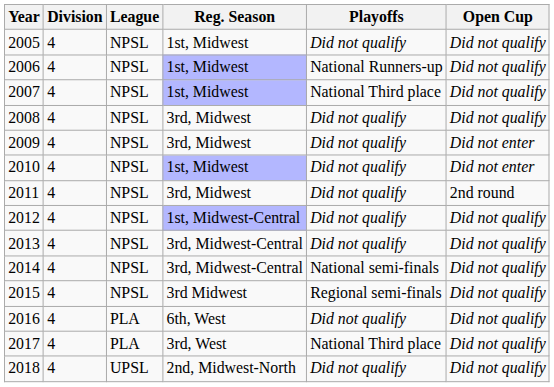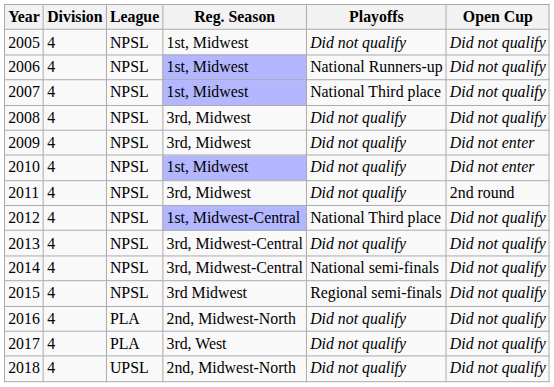(358, 218) Did not qualify -> (376, 218) National Third place
(196, 318) 6th, West -> (231, 318) 2nd, Midwest-North
(376, 343) National Third place -> (358, 343) Did not qualify
